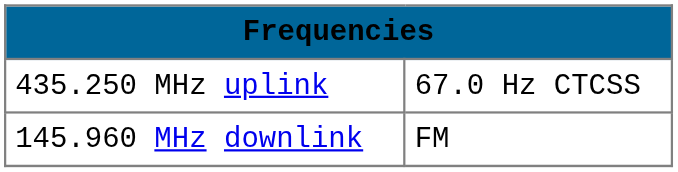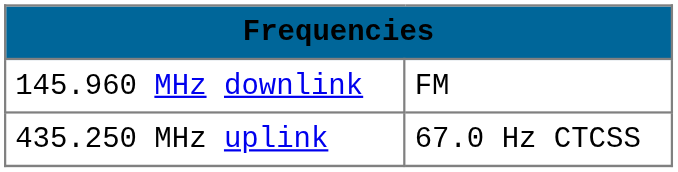rows swapped: (189, 139) <-> (172, 86)
